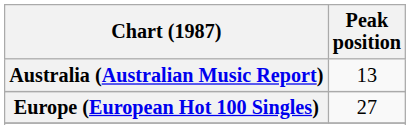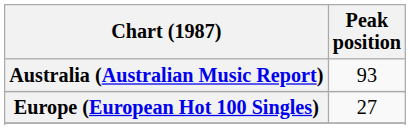(367, 75) 13 -> (367, 75) 93
